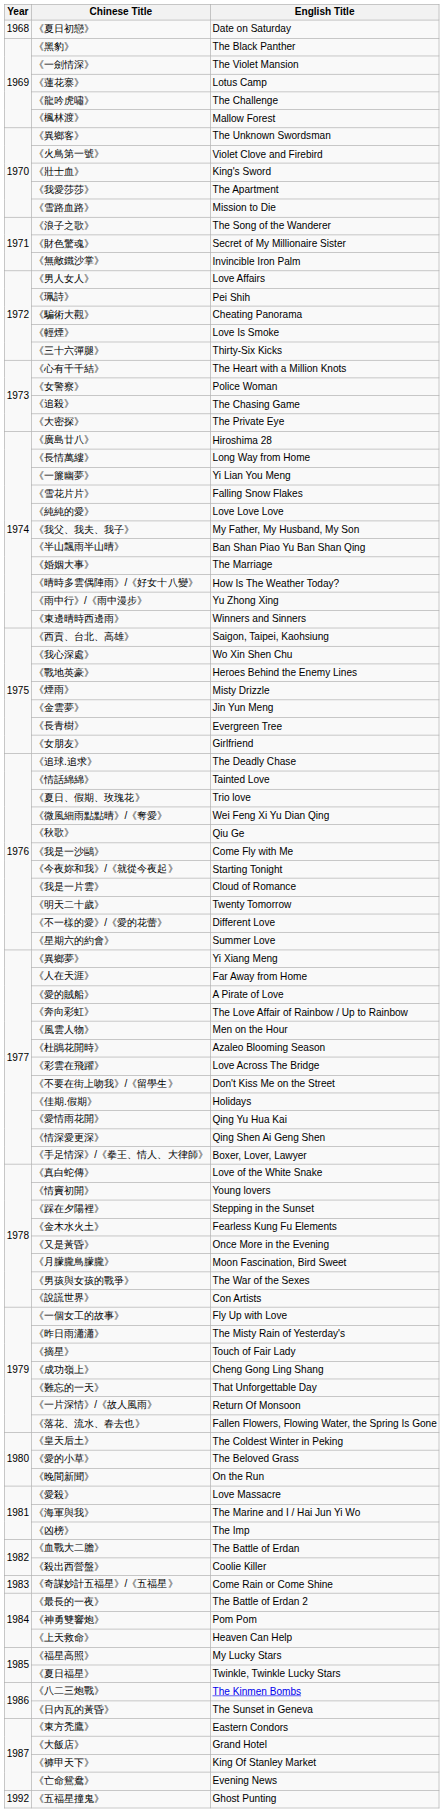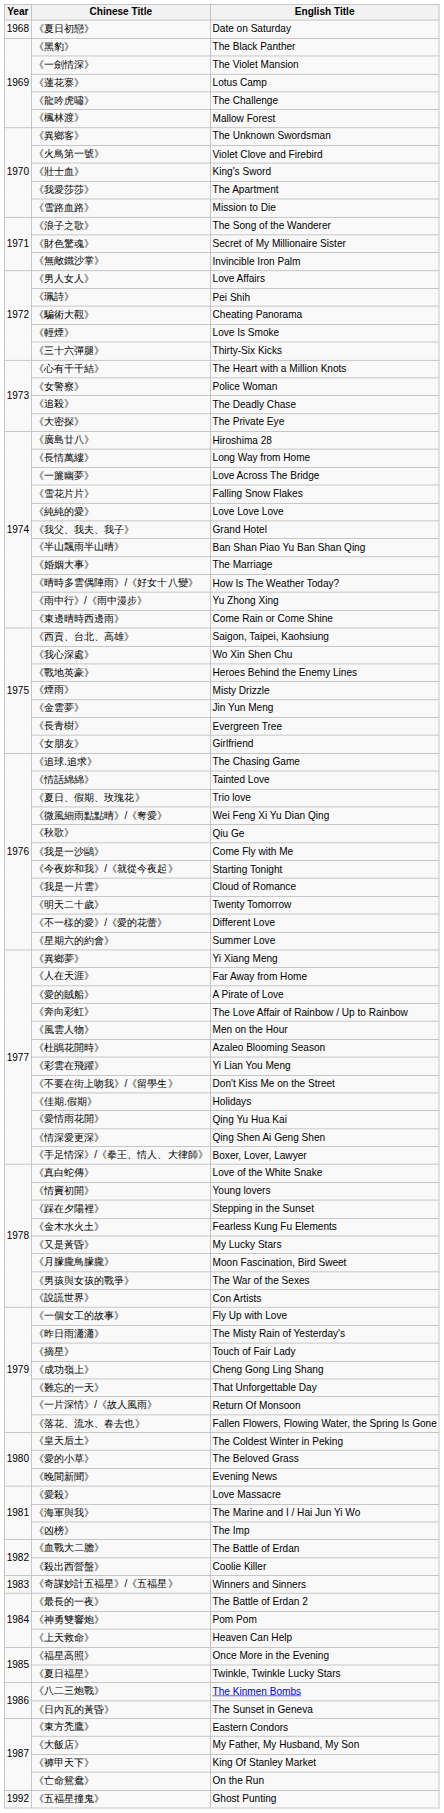(256, 404) The Chasing Game -> (254, 404) The Deadly Chase
(252, 476) Yi Lian You Meng -> (266, 476) Love Across The Bridge
(286, 529) My Father, My Husband, My Son -> (240, 529) Grand Hotel
(259, 619) Winners and Sinners -> (273, 619) Come Rain or Come Shine
(254, 762) The Deadly Chase -> (256, 762) The Chasing Game
(266, 1066) Love Across The Bridge -> (252, 1066) Yi Lian You Meng
(271, 1245) Once More in the Evening -> (247, 1245) My Lucky Stars
(238, 1477) On the Run -> (245, 1477) Evening News
(273, 1584) Come Rain or Come Shine -> (259, 1584) Winners and Sinners
(247, 1656) My Lucky Stars -> (271, 1656) Once More in the Evening
(240, 1745) Grand Hotel -> (286, 1745) My Father, My Husband, My Son
(245, 1781) Evening News -> (238, 1781) On the Run
